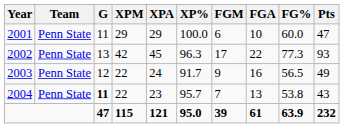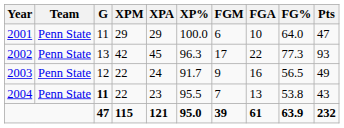(292, 34) 60.0 -> (292, 34) 64.0
(191, 93) 95.7 -> (191, 93) 95.5
